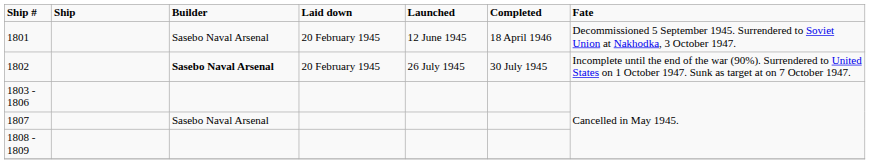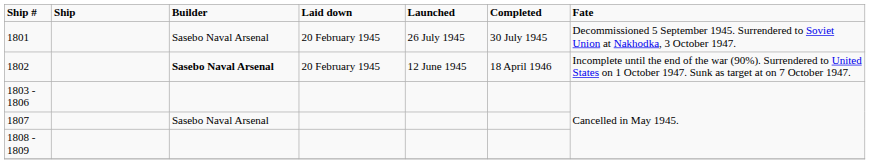(437, 36) 12 June 1945 -> (436, 36) 26 July 1945
(521, 36) 18 April 1946 -> (519, 36) 30 July 1945
(436, 66) 26 July 1945 -> (437, 66) 12 June 1945
(519, 66) 30 July 1945 -> (521, 66) 18 April 1946
